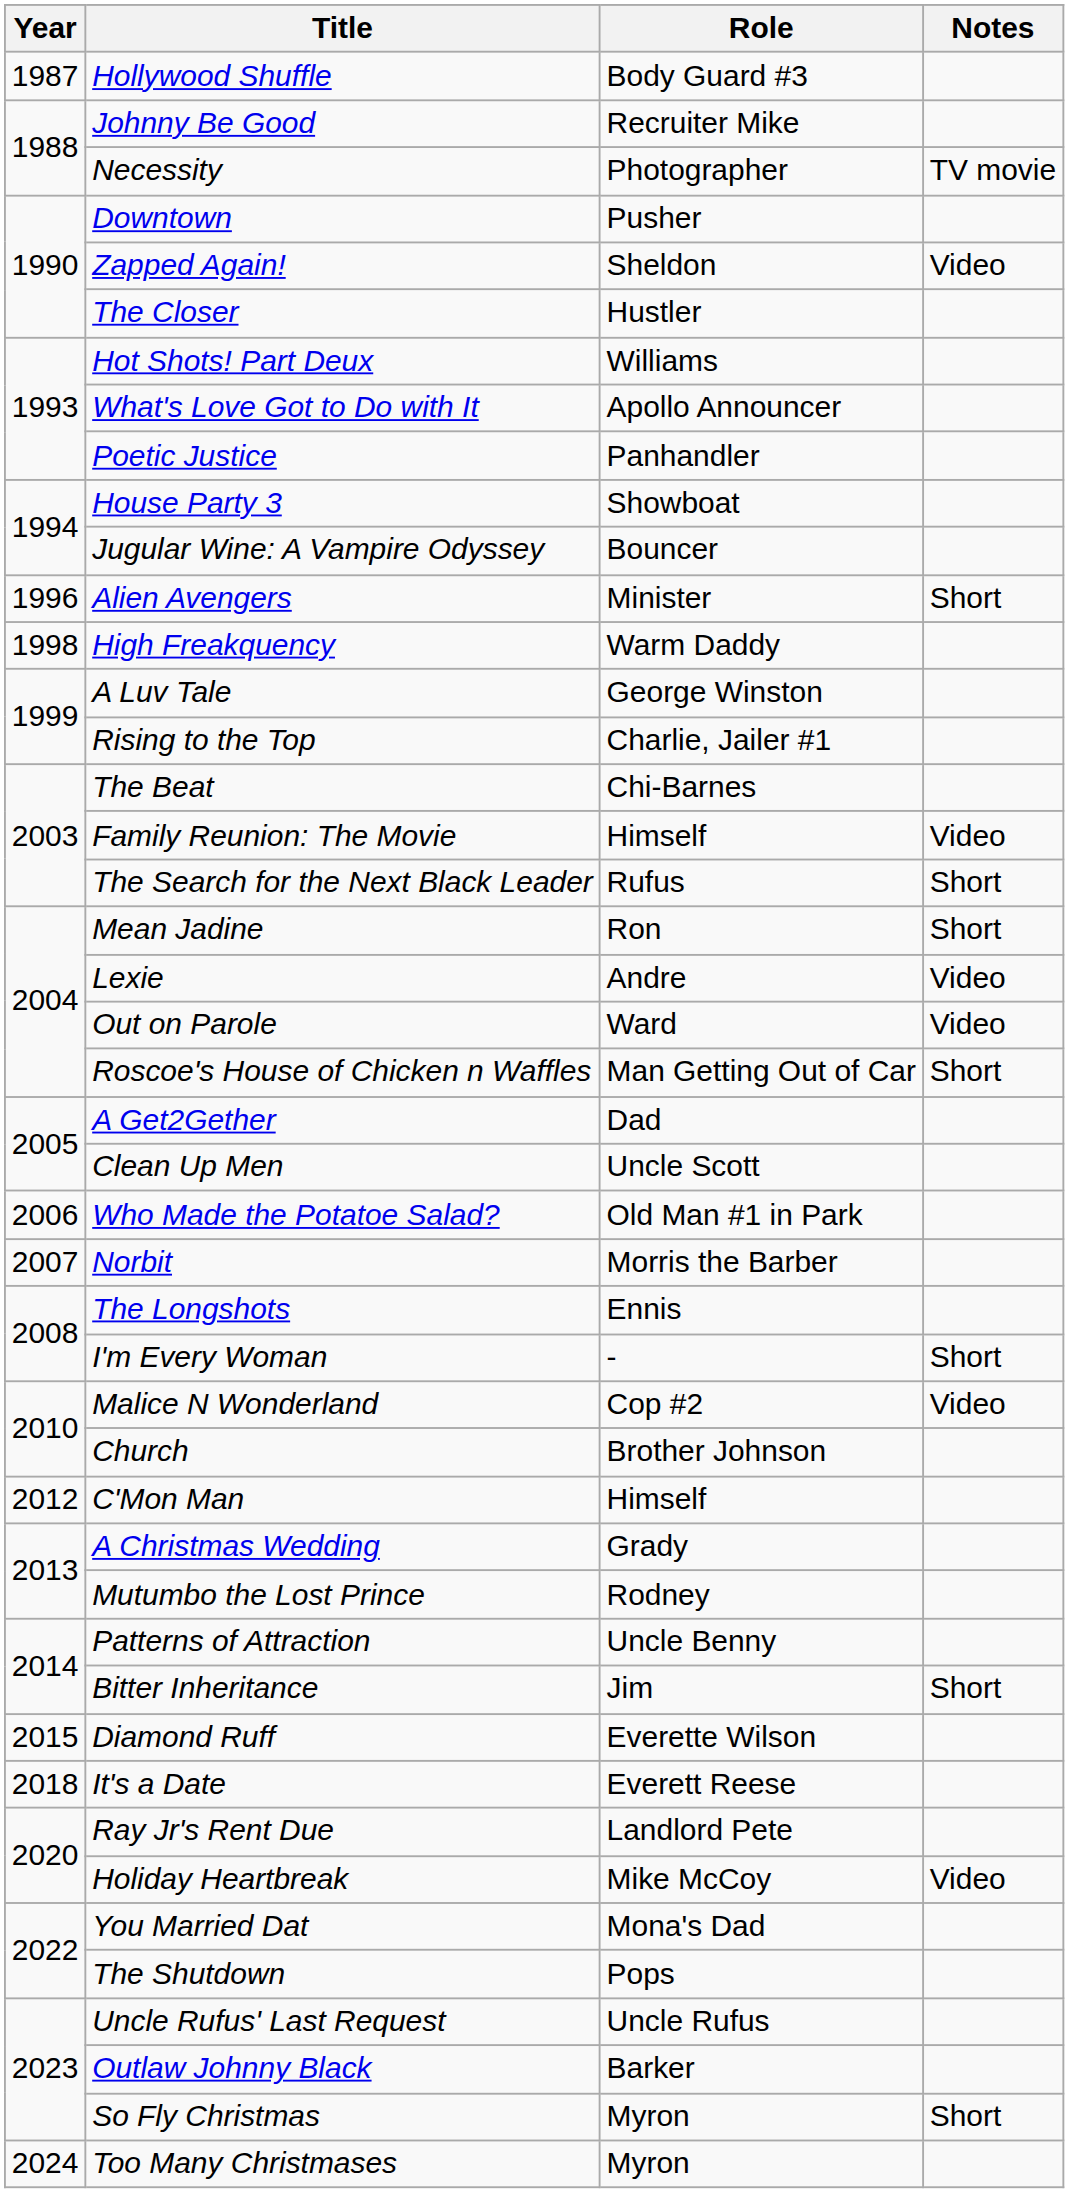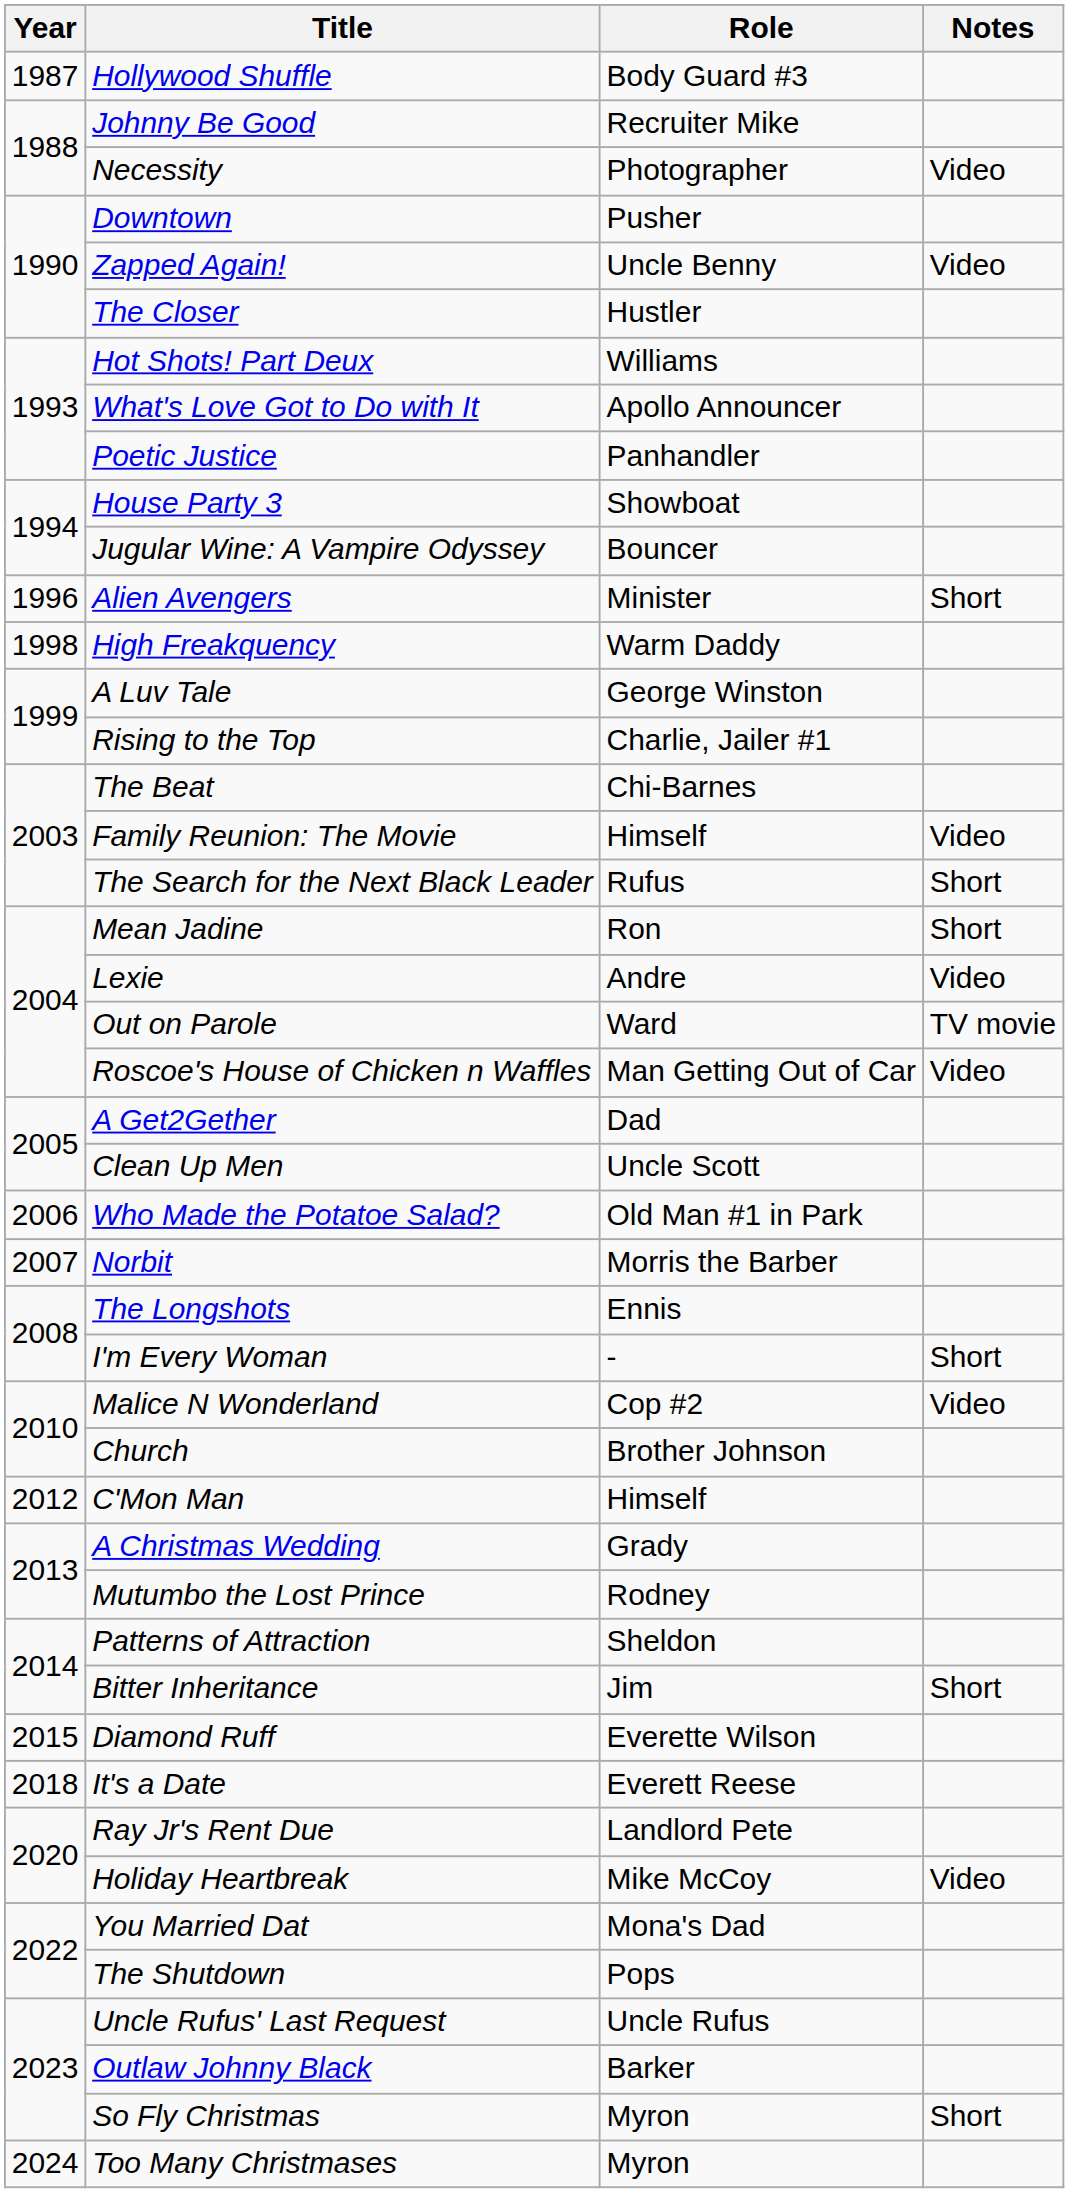(993, 170) TV movie -> (968, 170) Video
(661, 265) Sheldon -> (691, 265) Uncle Benny
(968, 1024) Video -> (993, 1024) TV movie
(965, 1072) Short -> (968, 1072) Video
(691, 1641) Uncle Benny -> (661, 1641) Sheldon
